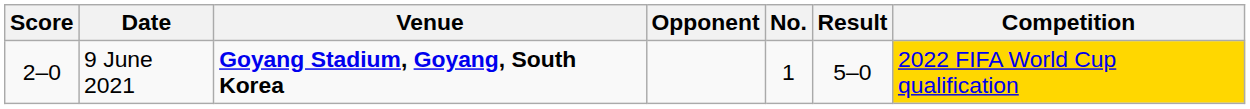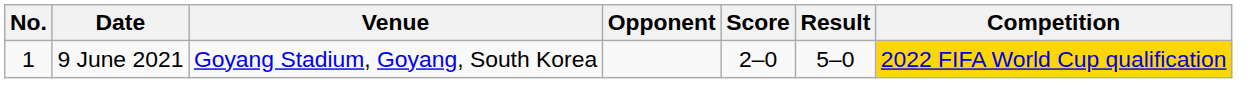columns swapped: (788, 22) <-> (42, 22)
(398, 71) bold -> (396, 58) normal
